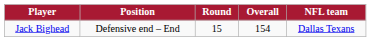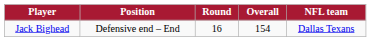(217, 28) 15 -> (217, 28) 16
